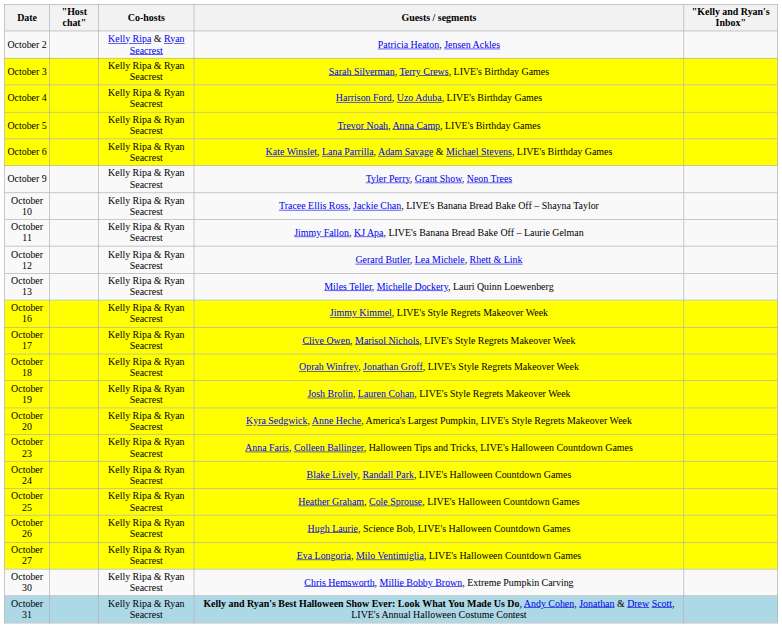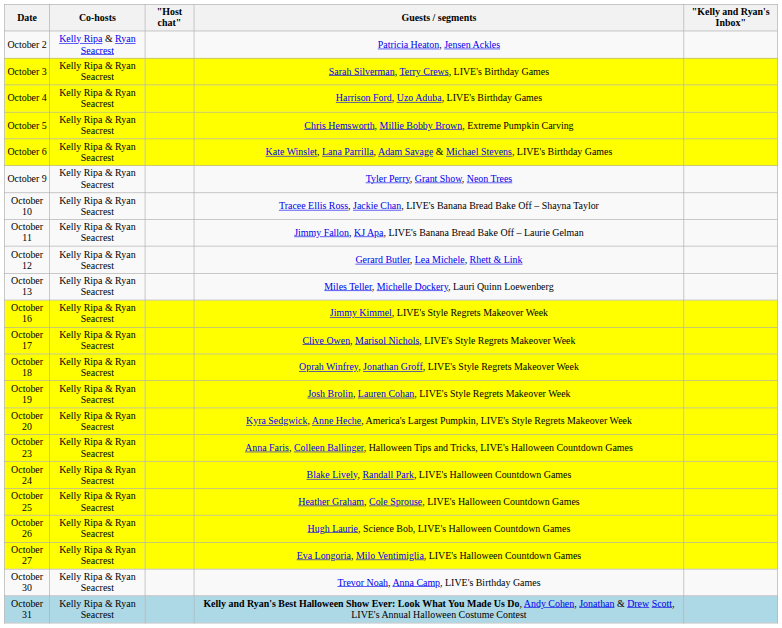columns swapped: (146, 17) <-> (74, 17)
(439, 125) Trevor Noah, Anna Camp, LIVE's Birthday Games -> (439, 125) Chris Hemsworth, Millie Bobby Brown, Extreme Pumpkin Carving
(439, 582) Chris Hemsworth, Millie Bobby Brown, Extreme Pumpkin Carving -> (439, 582) Trevor Noah, Anna Camp, LIVE's Birthday Games
